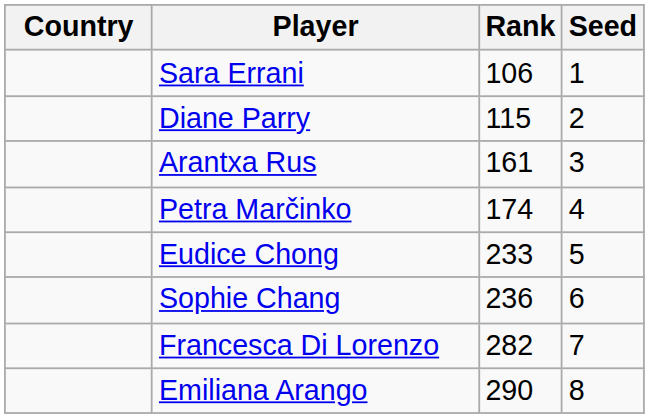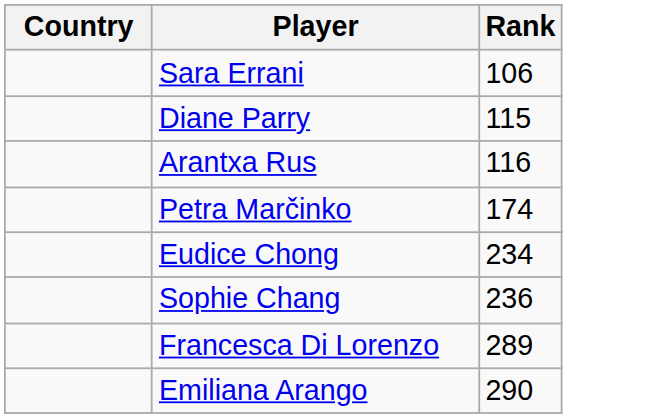- column: (603, 27)
(509, 163) 161 -> (508, 163) 116
(509, 254) 233 -> (509, 254) 234
(509, 345) 282 -> (509, 345) 289
